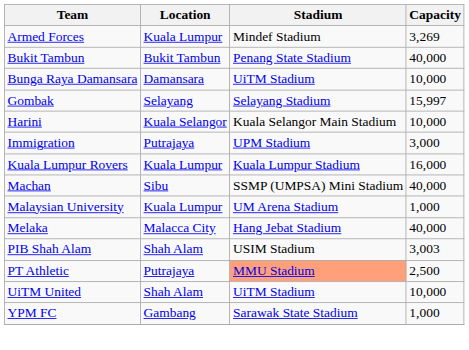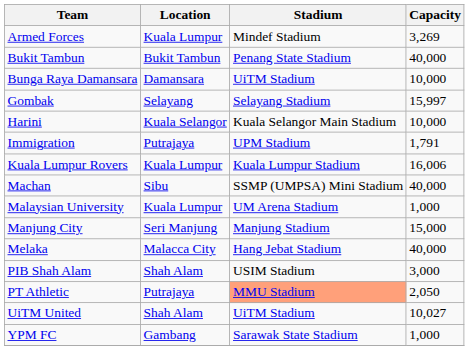(424, 143) 3,000 -> (424, 143) 1,791
(428, 164) 16,000 -> (428, 164) 16,006
+ row: (45, 228)
(424, 249) 3,003 -> (424, 270) 3,000
(424, 270) 2,500 -> (424, 292) 2,050
(428, 292) 10,000 -> (428, 313) 10,027
